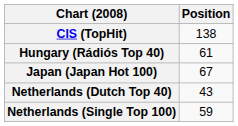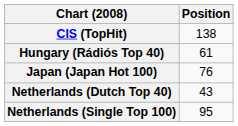(206, 72) 67 -> (206, 72) 76
(206, 111) 59 -> (206, 111) 95
